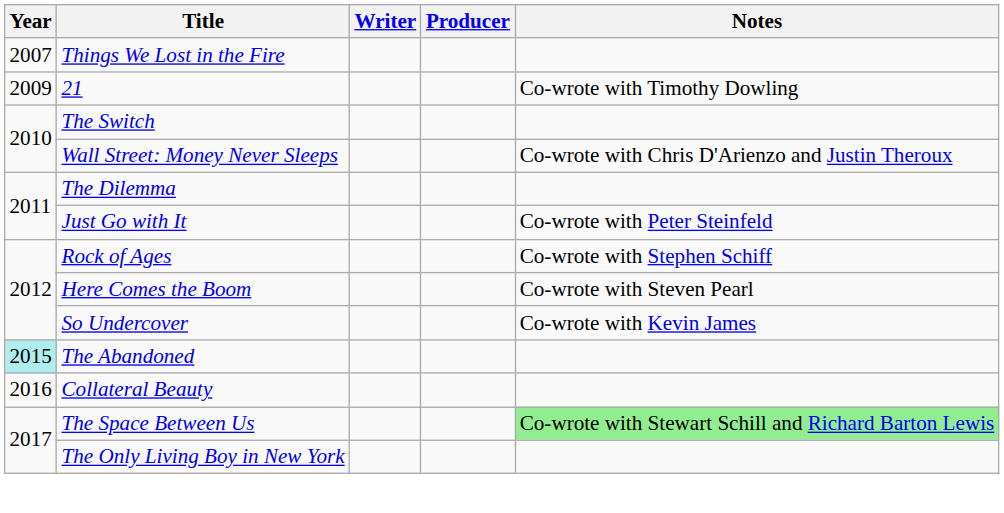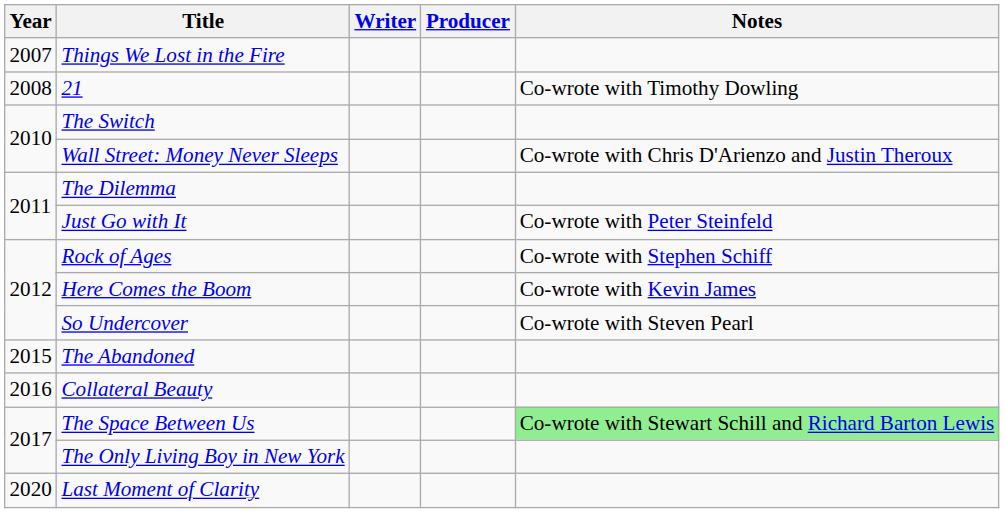(31, 88) 2009 -> (31, 88) 2008
(637, 289) Co-wrote with Steven Pearl -> (638, 289) Co-wrote with Kevin James
(638, 322) Co-wrote with Kevin James -> (637, 322) Co-wrote with Steven Pearl
(31, 356) paleturquoise background -> (31, 356) no background
+ row: (160, 490)
